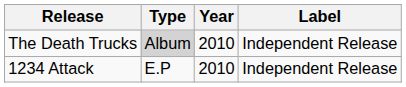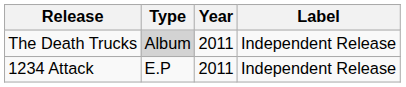(217, 43) 2010 -> (216, 43) 2011
(217, 69) 2010 -> (216, 69) 2011
